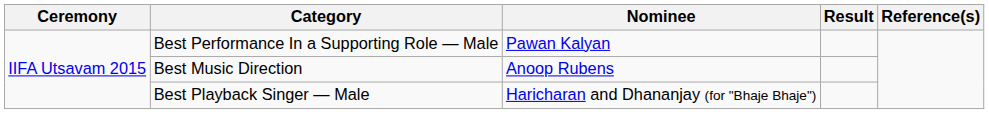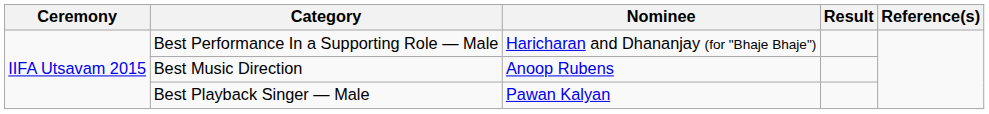(558, 43) Pawan Kalyan -> (661, 43) Haricharan and Dhananjay (for "Bhaje Bhaje")
(661, 95) Haricharan and Dhananjay (for "Bhaje Bhaje") -> (558, 95) Pawan Kalyan
